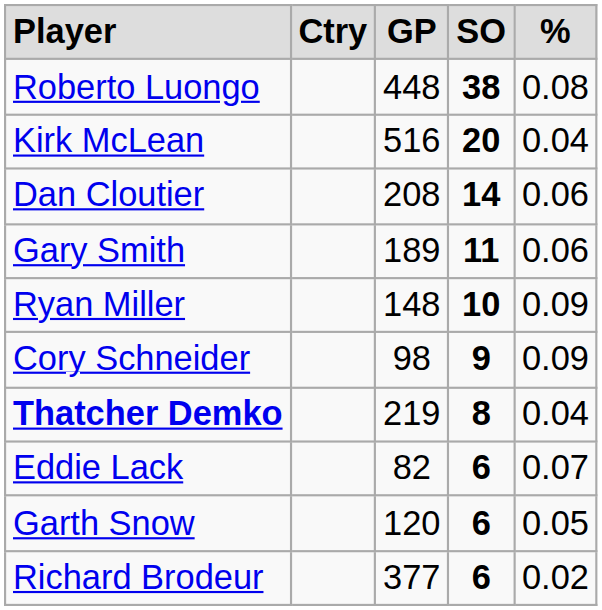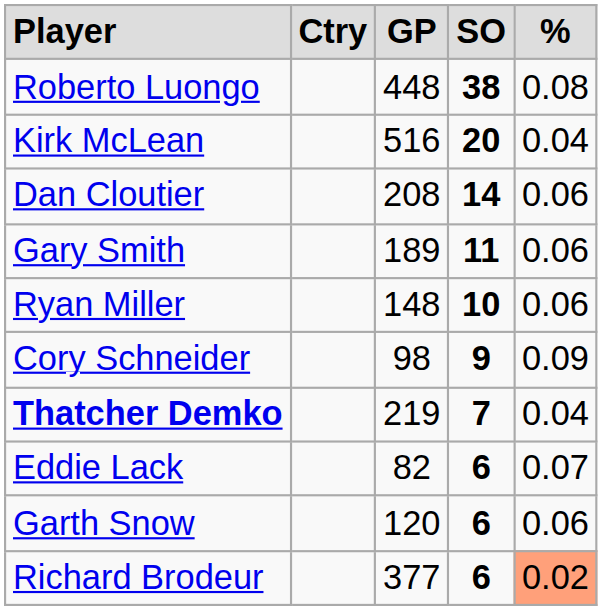(555, 304) 0.09 -> (555, 304) 0.06
(481, 413) 8 -> (481, 413) 7
(555, 522) 0.05 -> (555, 522) 0.06
(555, 577) no background -> (555, 577) lightsalmon background
